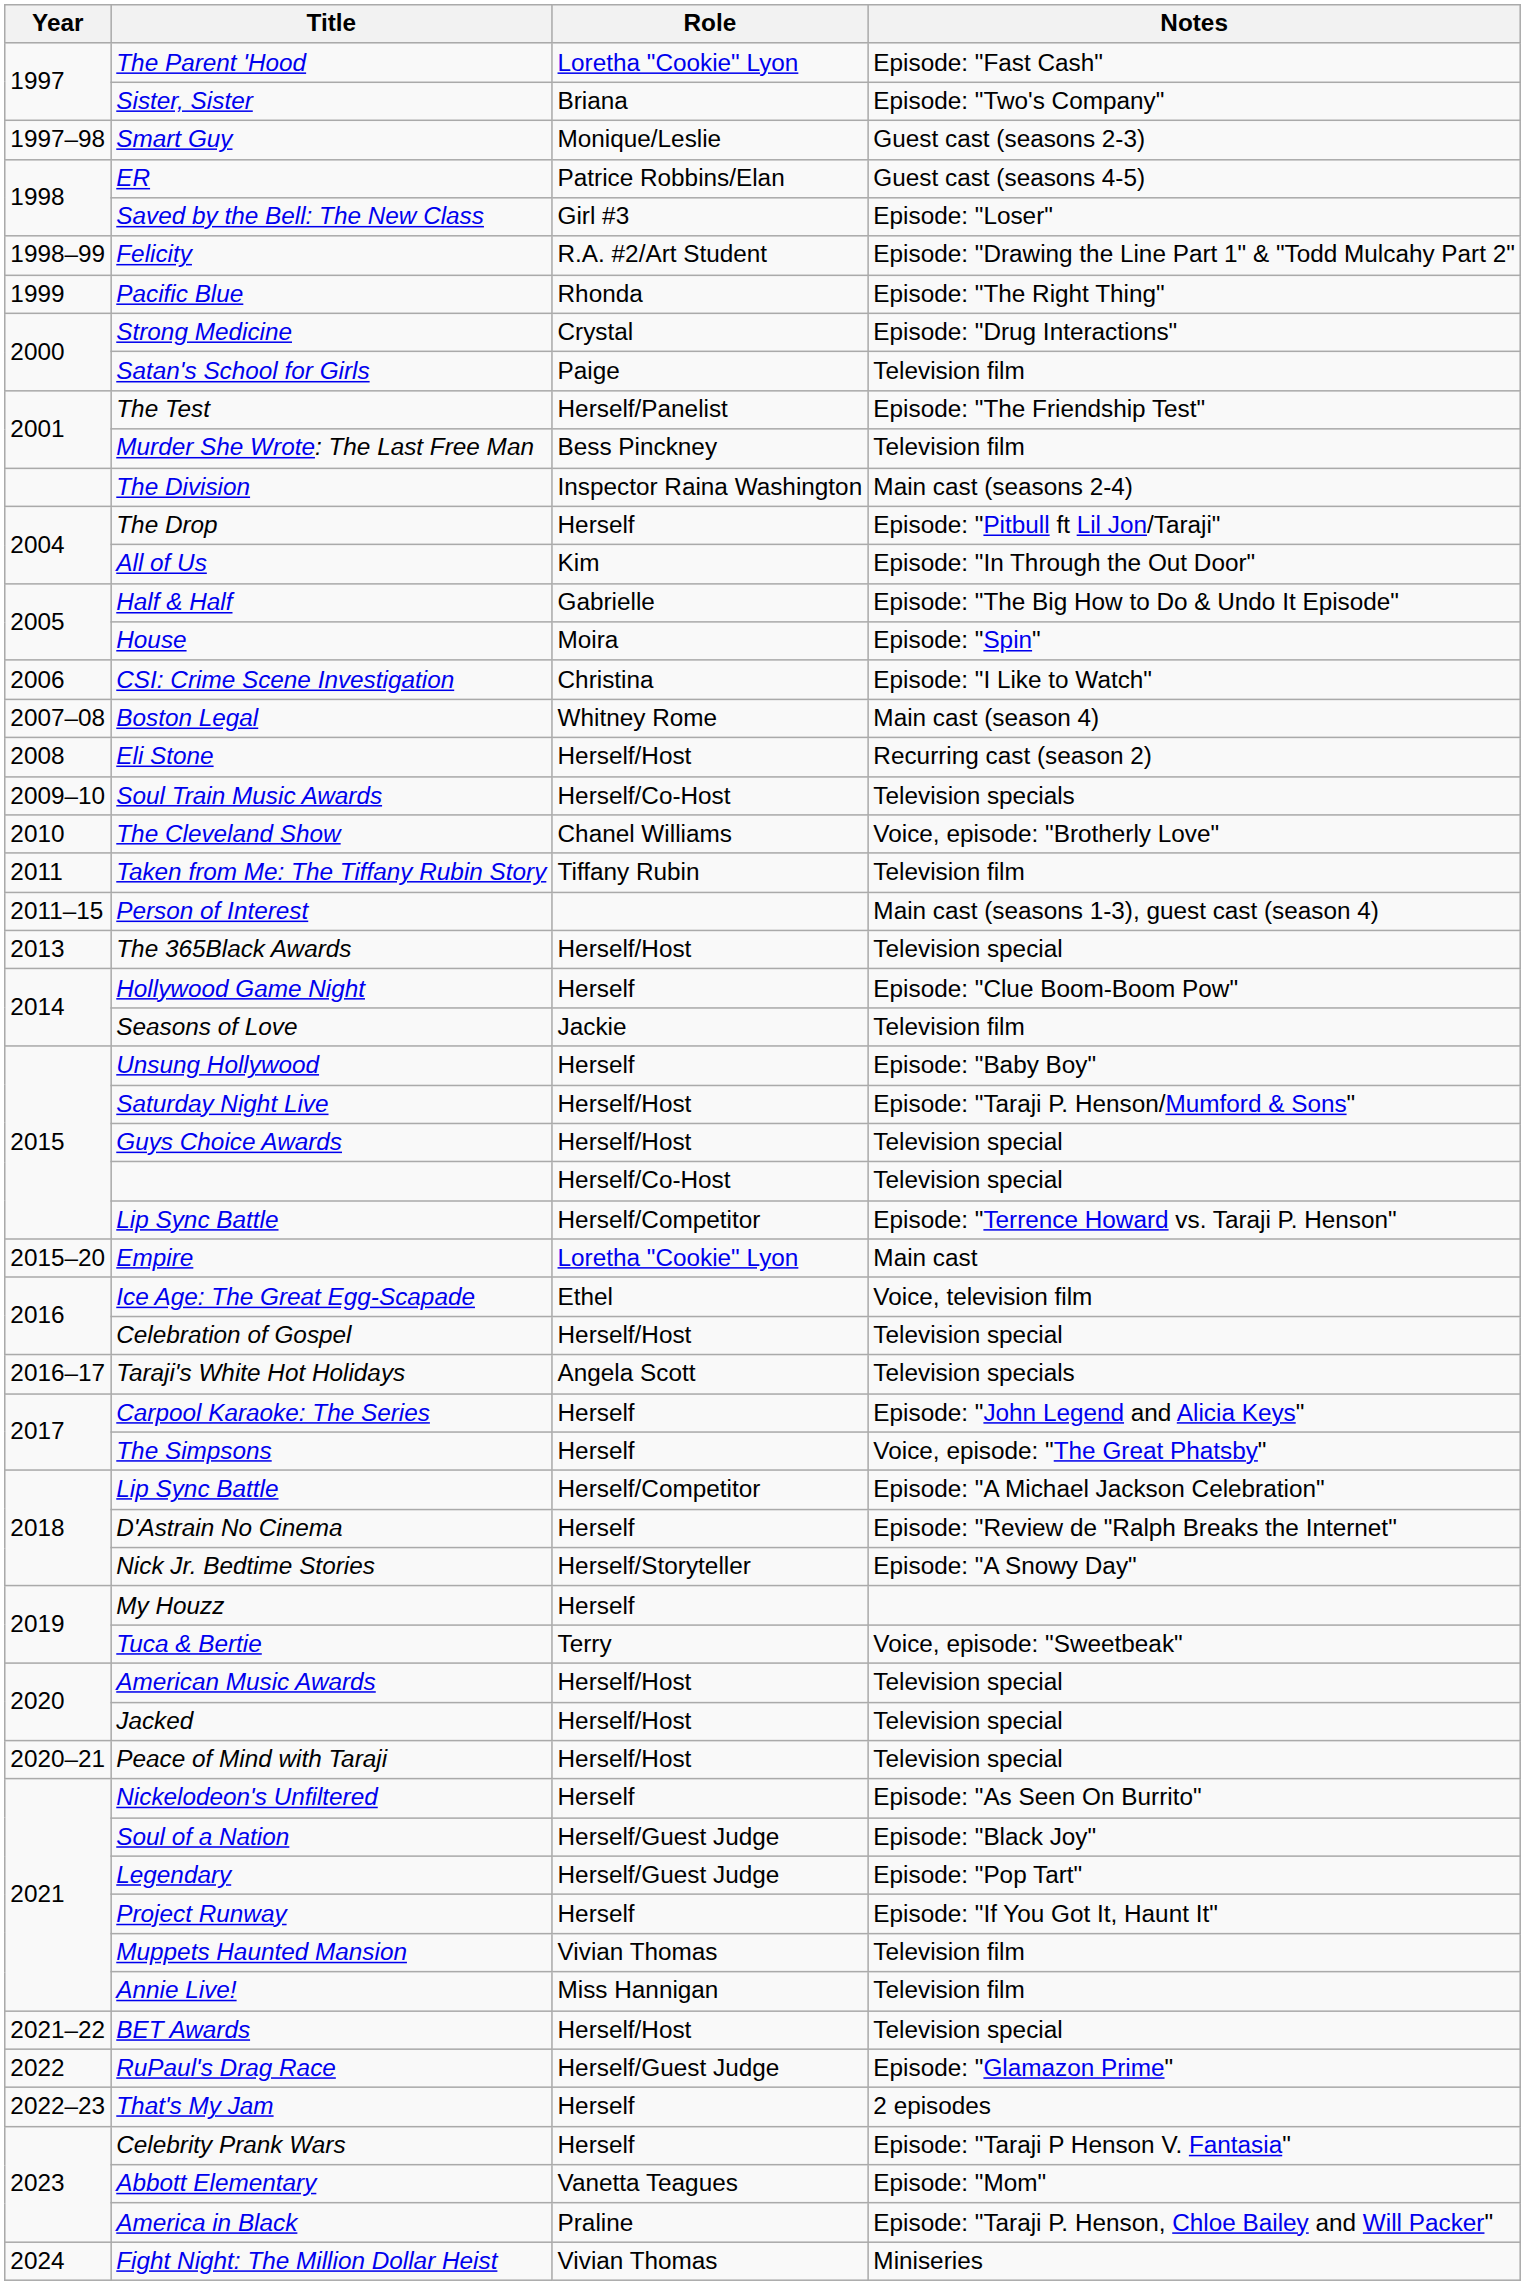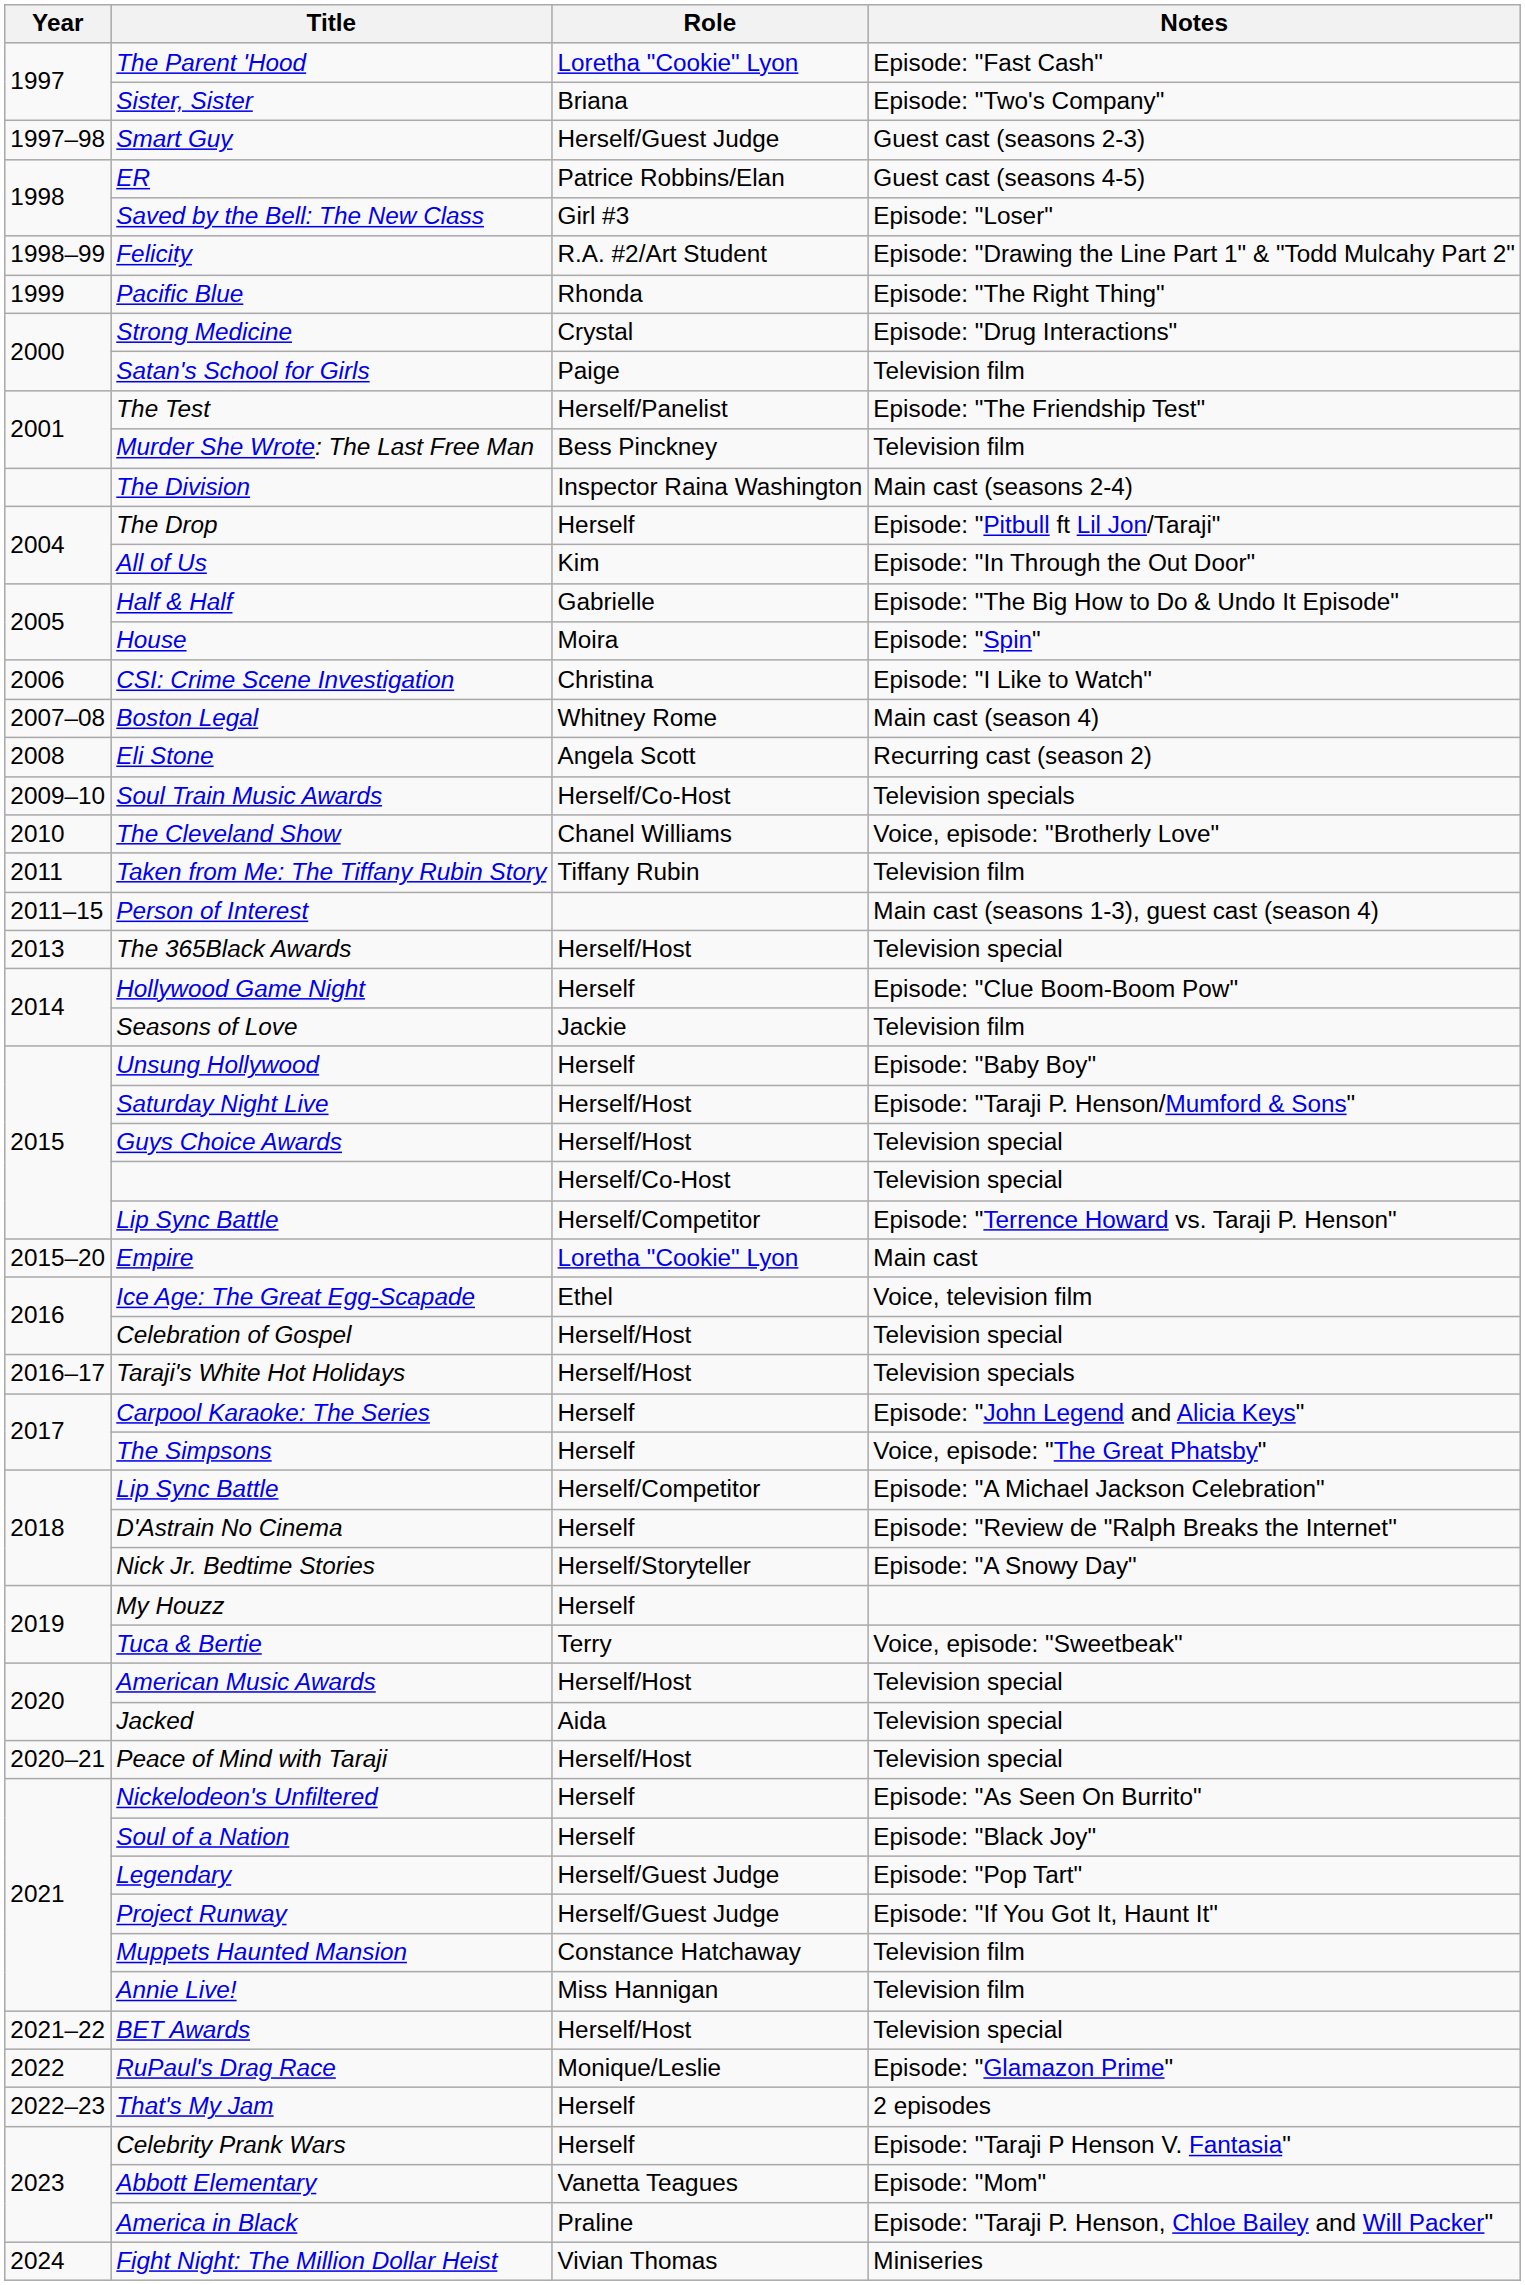(639, 139) Monique/Leslie -> (668, 139) Herself/Guest Judge
(624, 756) Herself/Host -> (626, 756) Angela Scott
(626, 1373) Angela Scott -> (624, 1373) Herself/Host
(624, 1720) Herself/Host -> (582, 1720) Aida
(668, 1836) Herself/Guest Judge -> (596, 1836) Herself
(596, 1913) Herself -> (668, 1913) Herself/Guest Judge
(638, 1952) Vivian Thomas -> (679, 1952) Constance Hatchaway
(668, 2067) Herself/Guest Judge -> (639, 2067) Monique/Leslie
